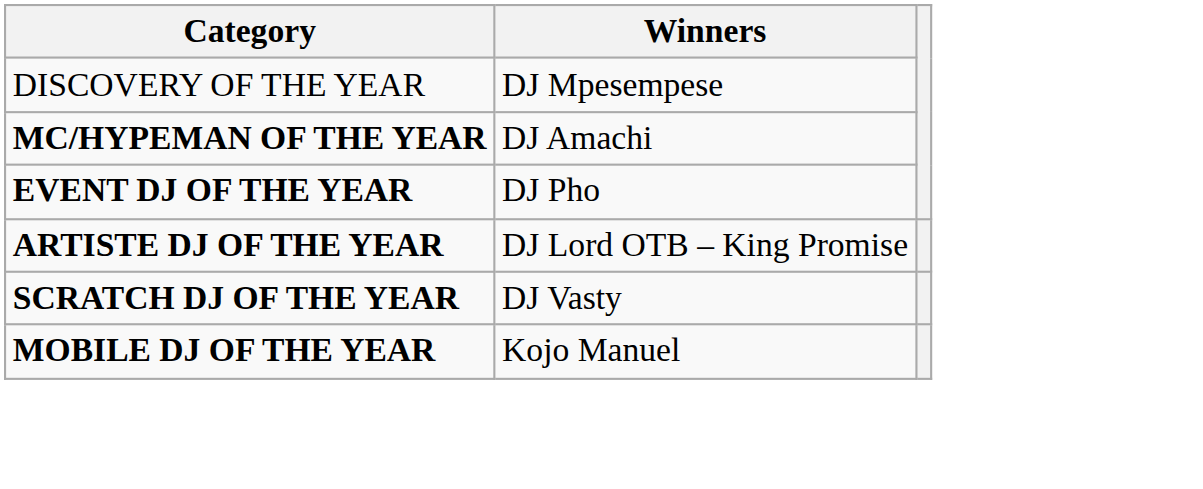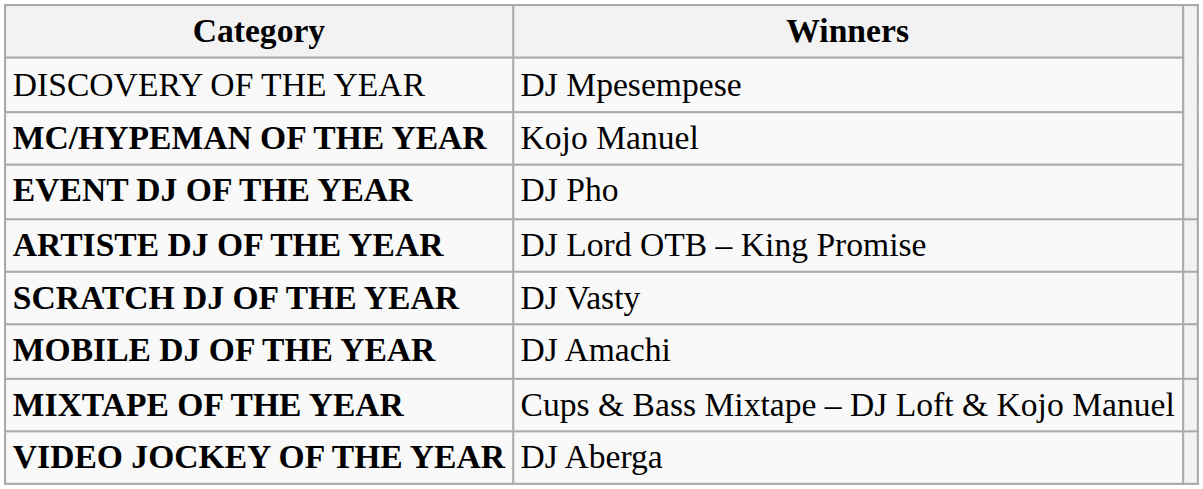(577, 137) DJ Amachi -> (610, 137) Kojo Manuel
(591, 350) Kojo Manuel -> (596, 350) DJ Amachi
+ row: (208, 404)
+ row: (259, 457)
